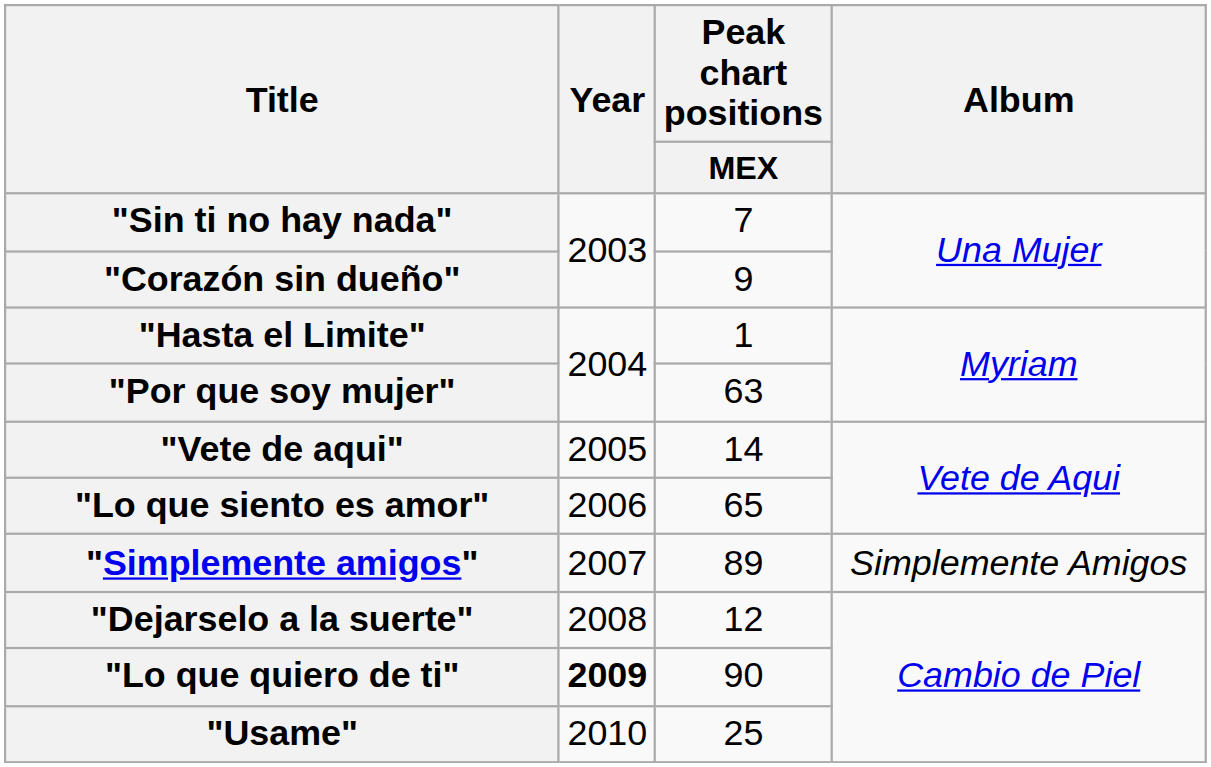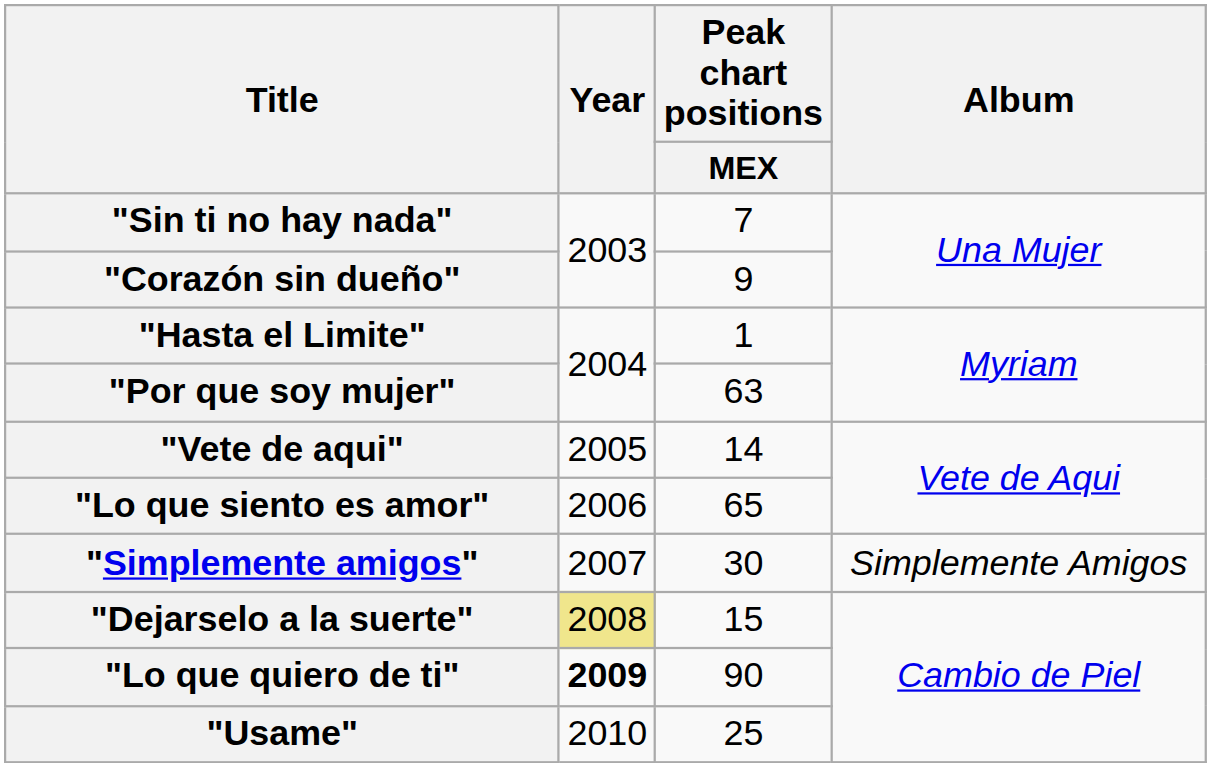(743, 562) 89 -> (743, 562) 30
(607, 619) no background -> (607, 619) khaki background
(743, 619) 12 -> (743, 619) 15
